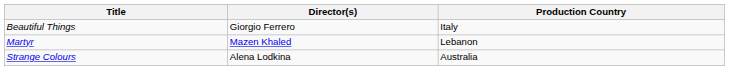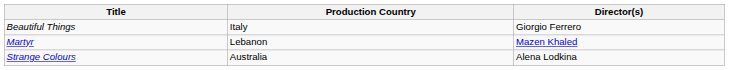columns swapped: (333, 12) <-> (581, 12)
